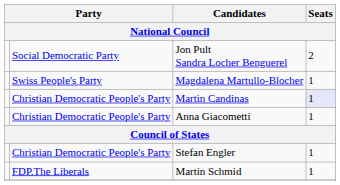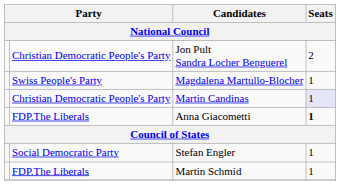(65, 56) Social Democratic Party -> (91, 56) Christian Democratic People's Party
(91, 116) Christian Democratic People's Party -> (51, 116) FDP.The Liberals
(311, 116) normal -> (311, 116) bold
(91, 152) Christian Democratic People's Party -> (65, 152) Social Democratic Party
